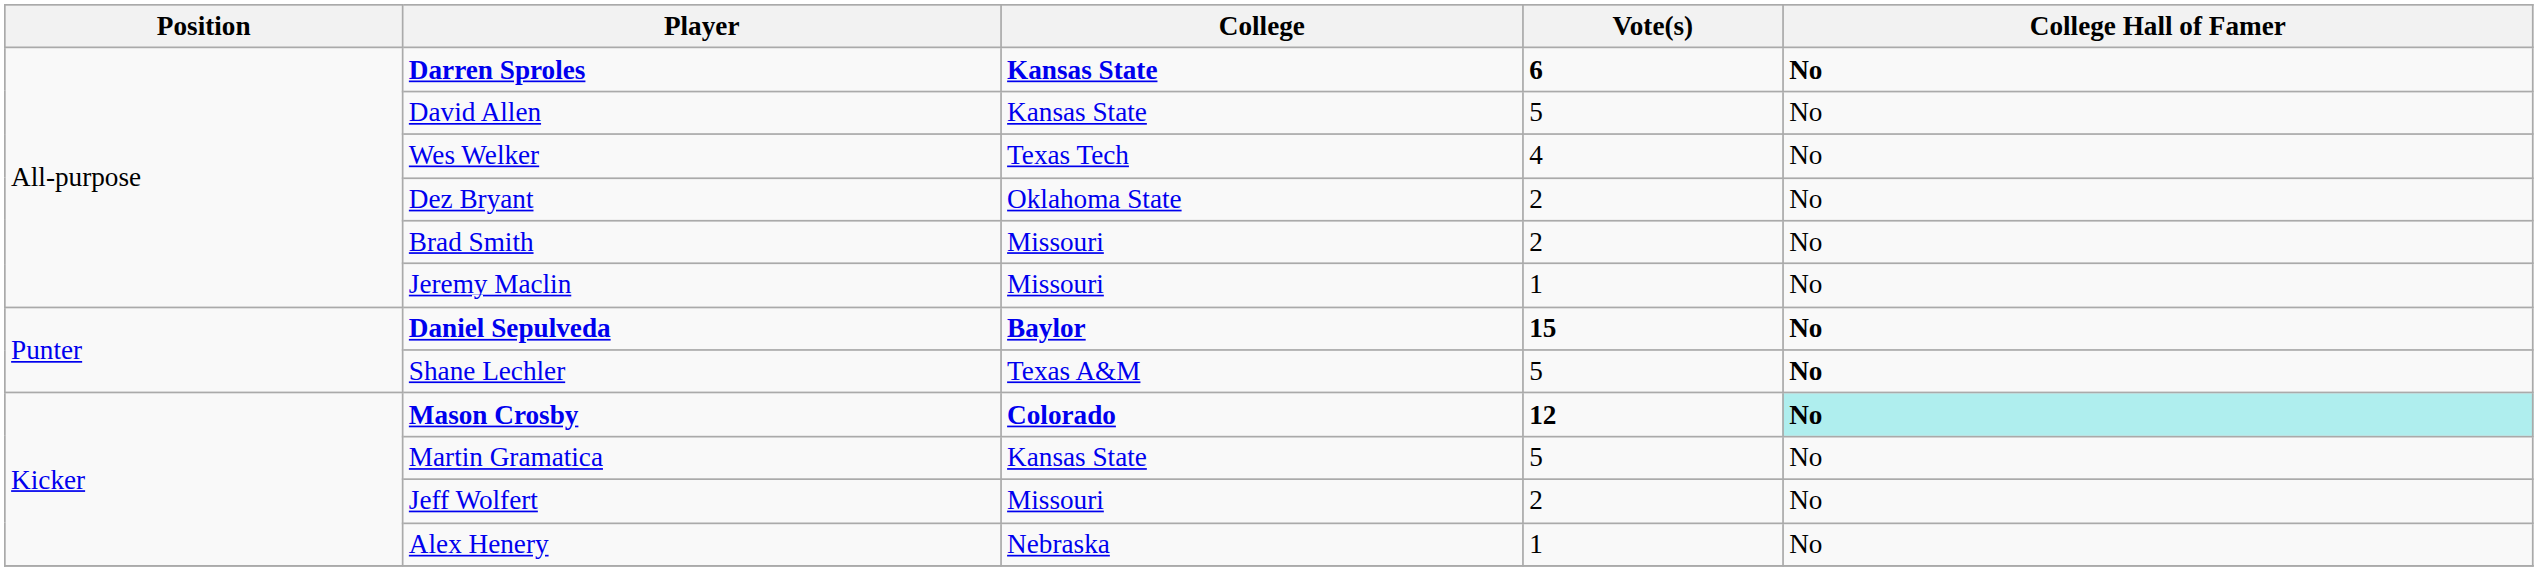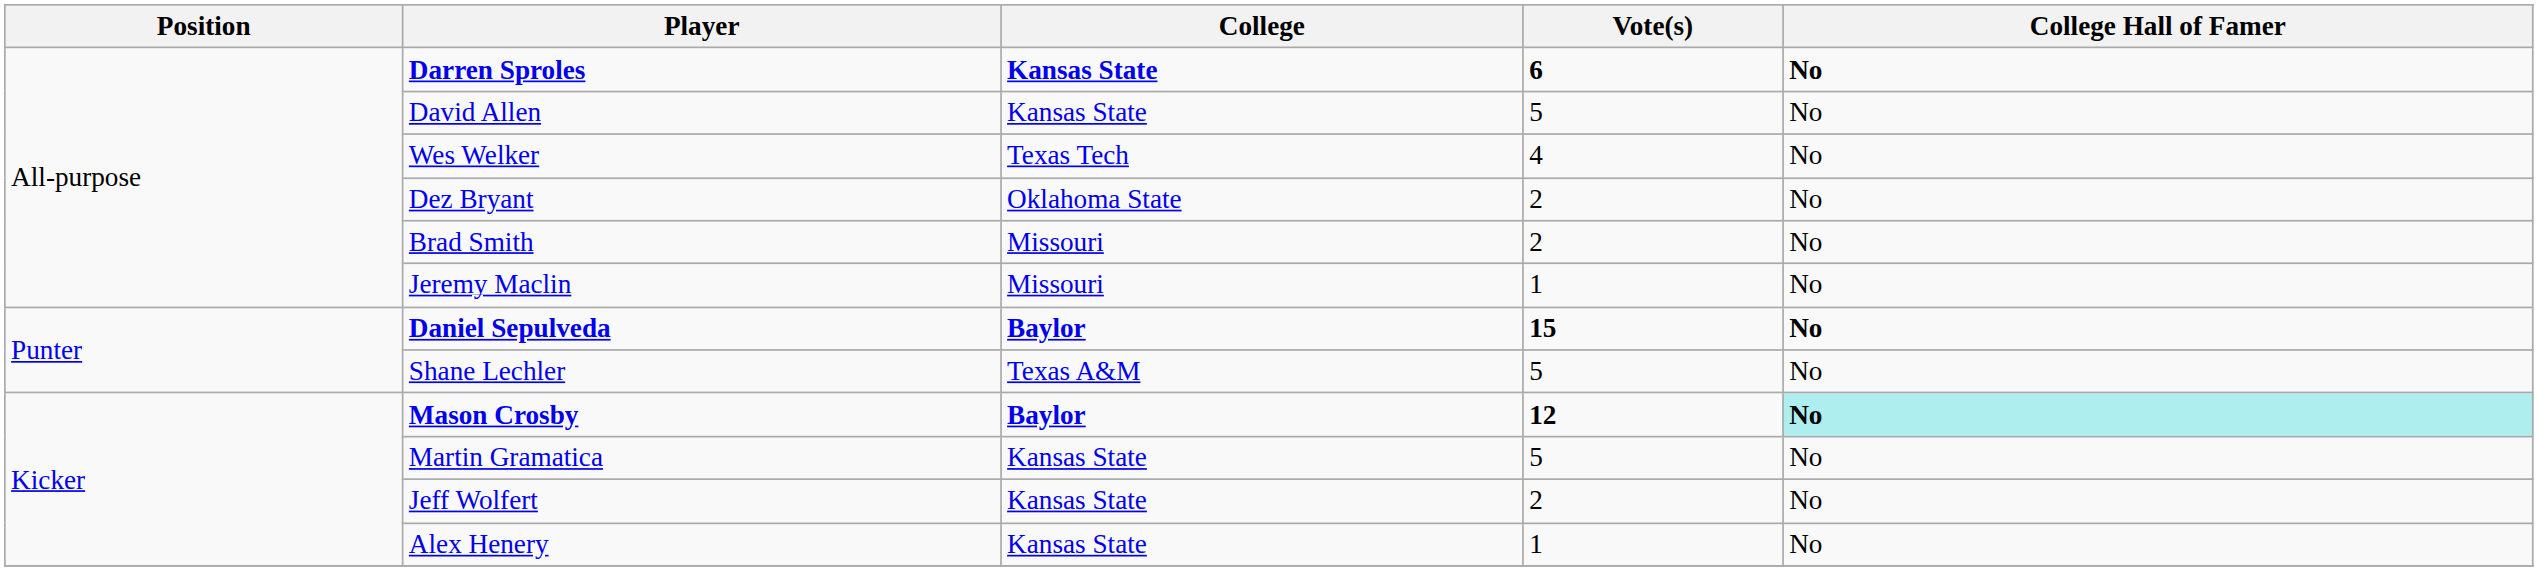(1806, 371) bold -> (1806, 371) normal
(1062, 414) Colorado -> (1046, 414) Baylor
(1055, 500) Missouri -> (1077, 500) Kansas State
(1058, 543) Nebraska -> (1077, 543) Kansas State
